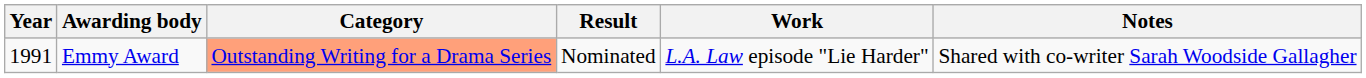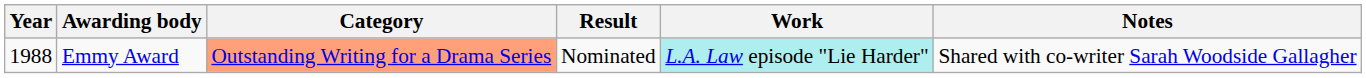(31, 55) 1991 -> (31, 55) 1988
(797, 55) no background -> (797, 55) paleturquoise background
